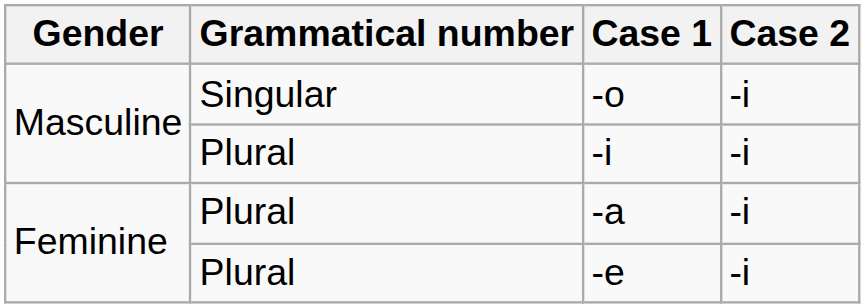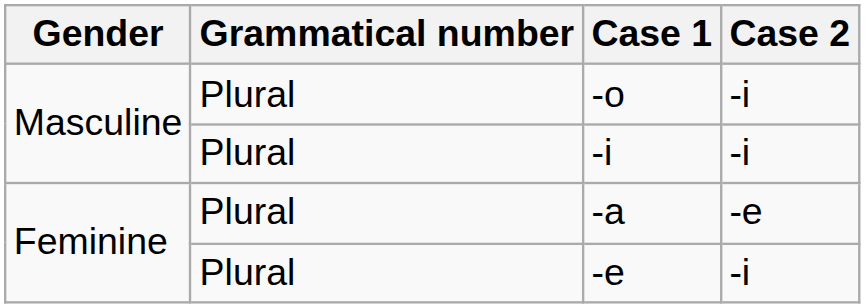(268, 93) Singular -> (247, 93) Plural
(740, 212) -i -> (746, 212) -e
